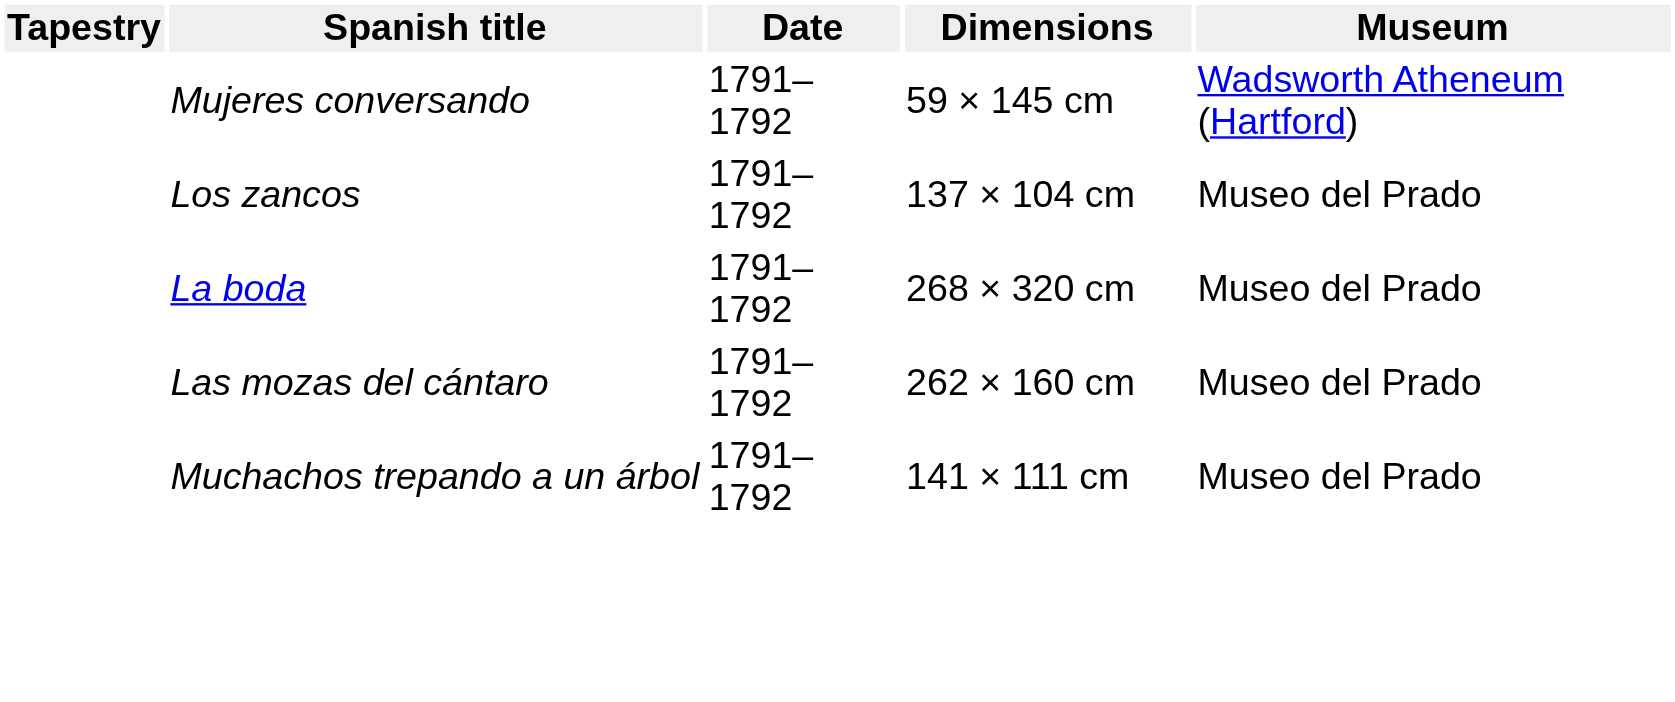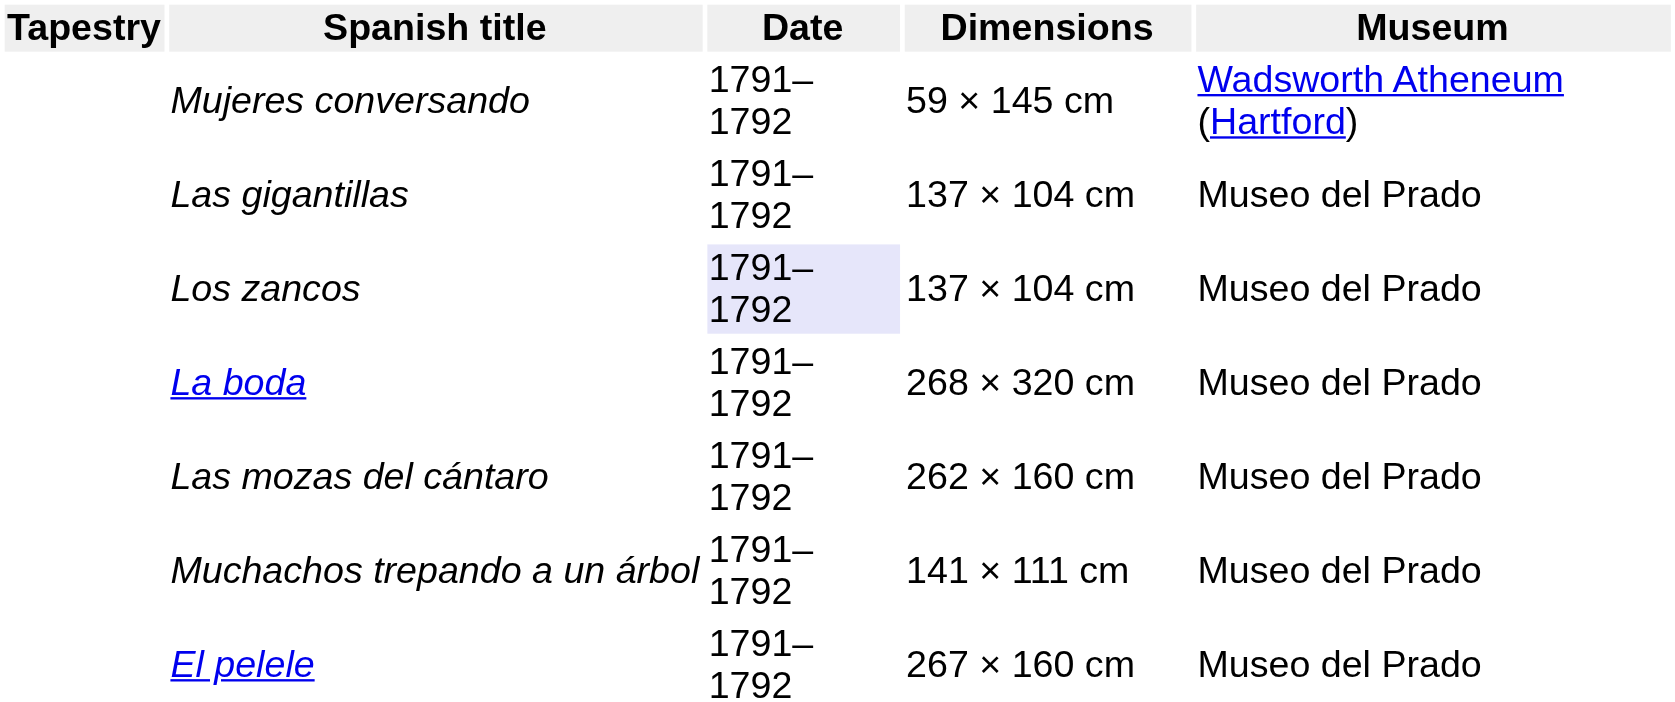+ row: (290, 194)
(761, 194) no background -> (761, 288) lavender background
+ row: (243, 664)
